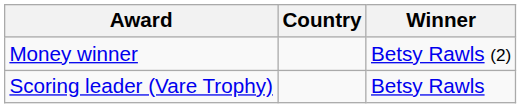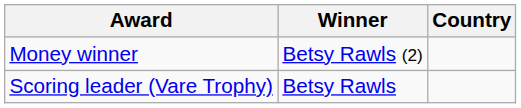columns swapped: (441, 20) <-> (322, 20)
